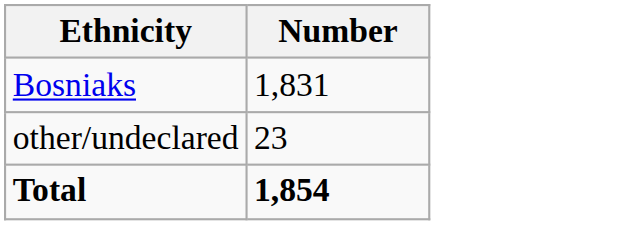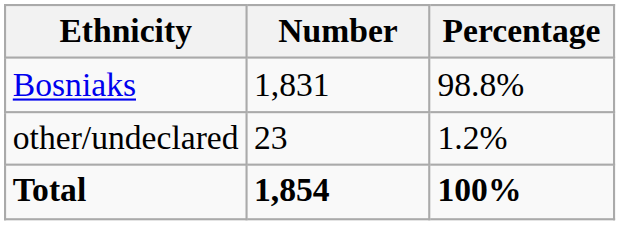+ column: (522, 31)
